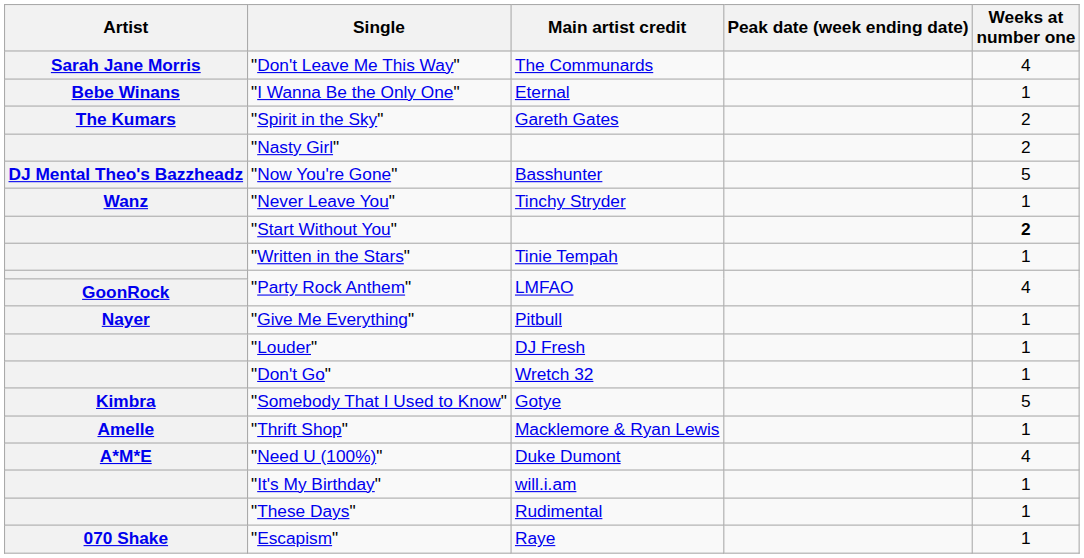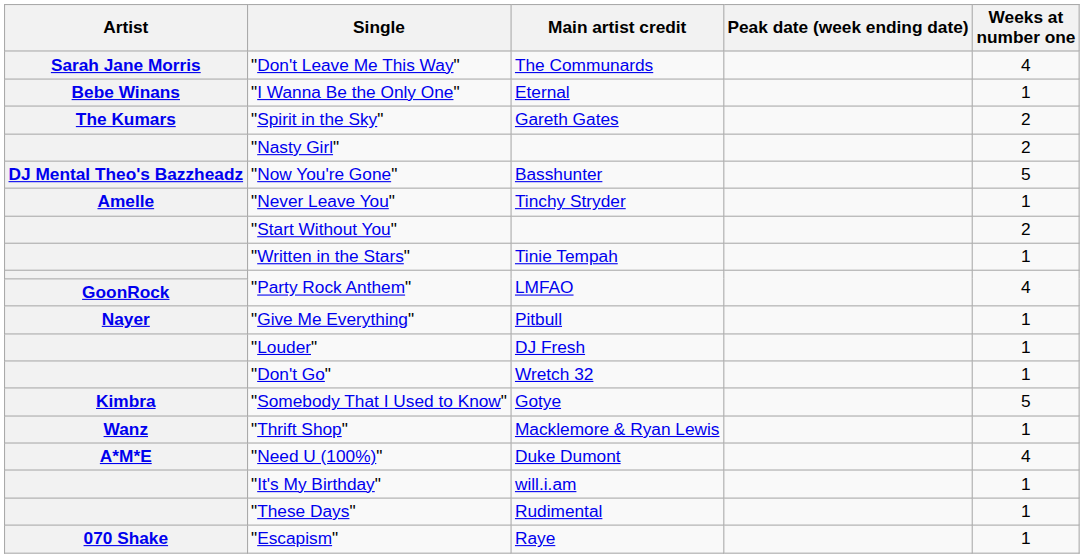(126, 202) Wanz -> (126, 202) Amelle
(1026, 229) bold -> (1026, 229) normal
(126, 429) Amelle -> (126, 429) Wanz
